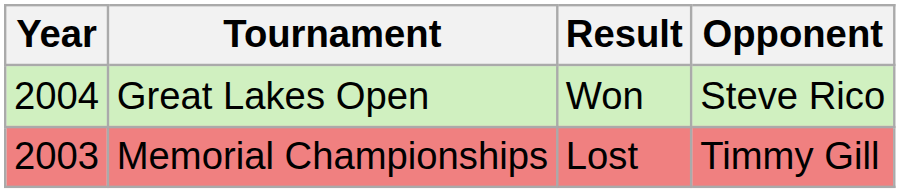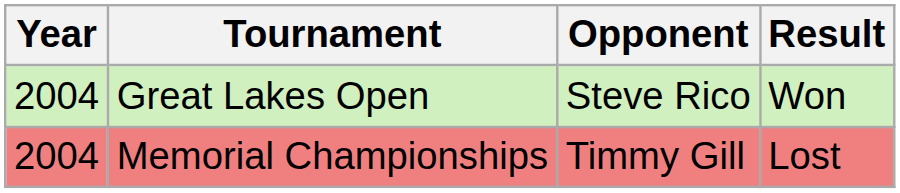columns swapped: (793, 34) <-> (624, 34)
(57, 156) 2003 -> (57, 156) 2004
